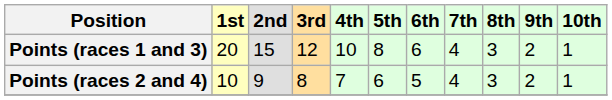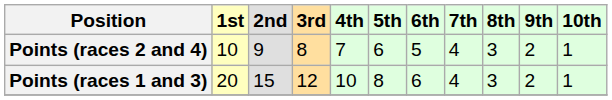rows swapped: (108, 50) <-> (108, 80)
